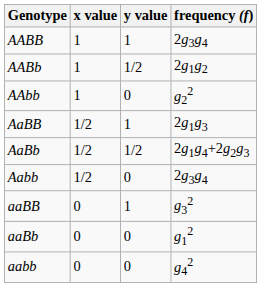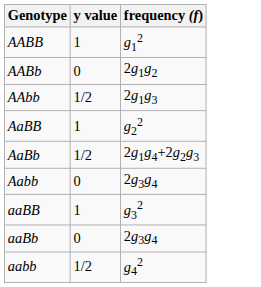- column: (95, 15)
(191, 40) 2g3g4 -> (133, 42) g12
(133, 67) 1/2 -> (77, 71) 0
(127, 95) 0 -> (83, 97) 1/2
(184, 95) g22 -> (141, 97) 2g1g3
(191, 124) 2g1g3 -> (133, 126) g22
(184, 236) g12 -> (141, 238) 2g3g4
(127, 267) 0 -> (83, 267) 1/2
